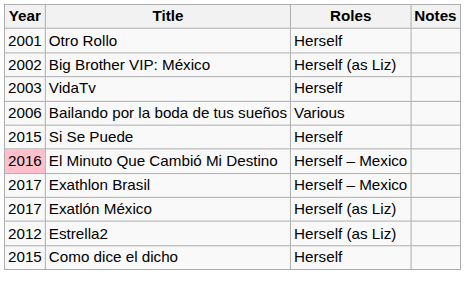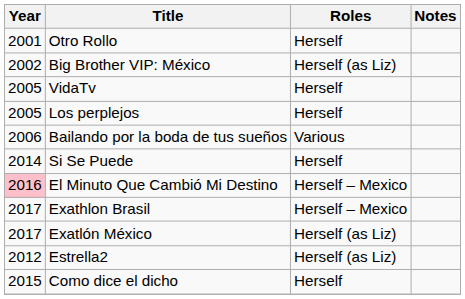(25, 88) 2003 -> (25, 88) 2005
+ row: (94, 112)
(25, 137) 2015 -> (25, 161) 2014
